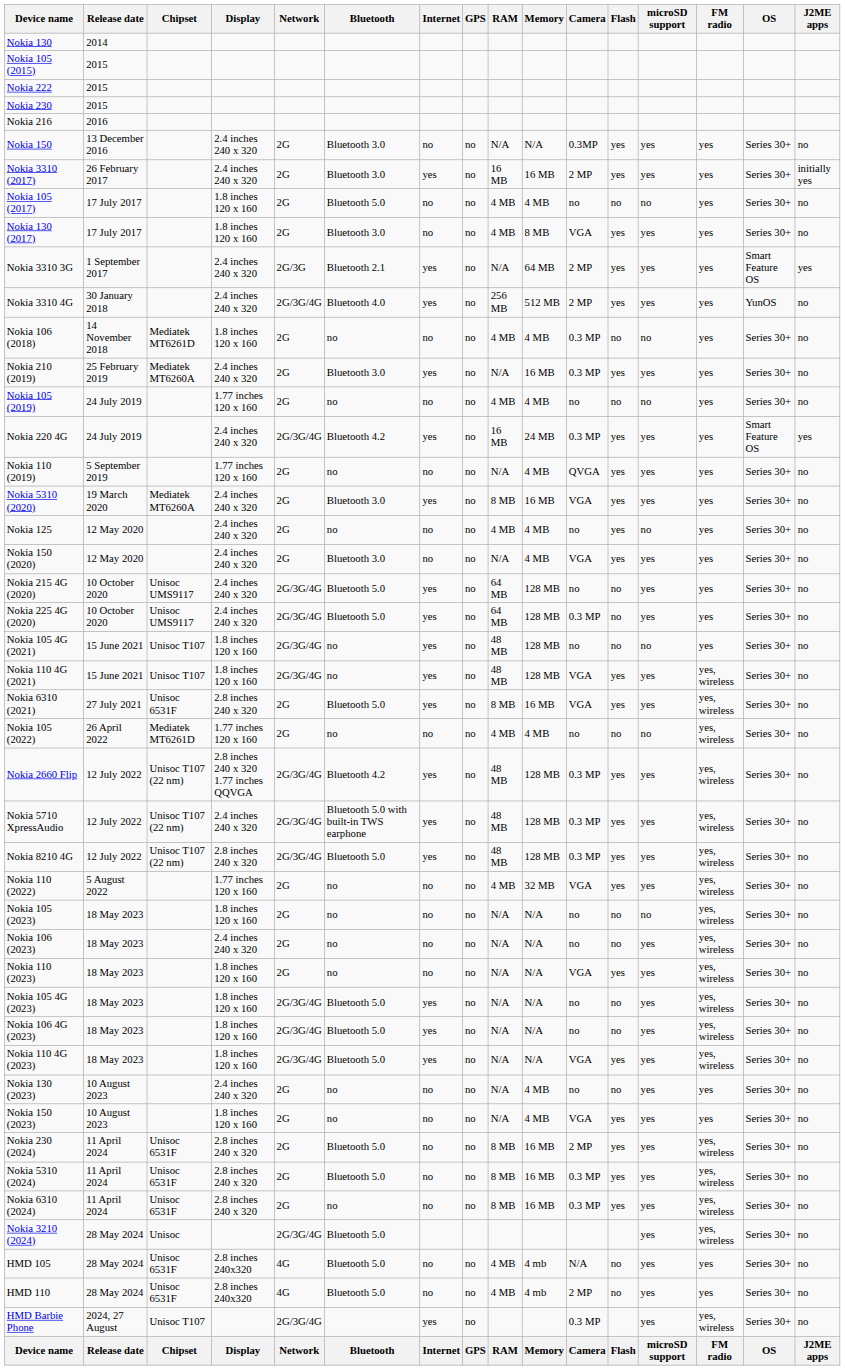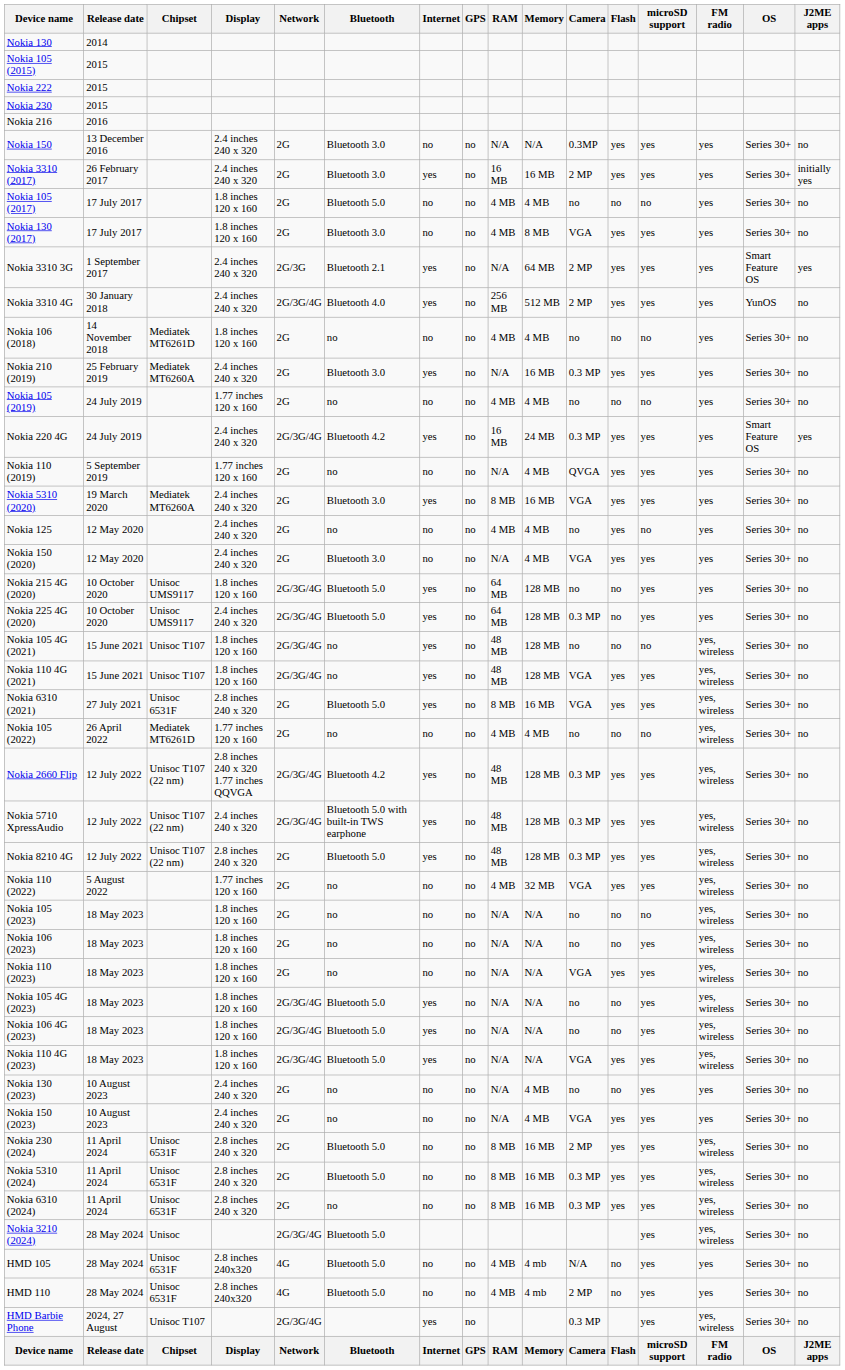(585, 337) 0.3 MP -> (574, 337) no
(236, 588) 2.4 inches 240 x 320 -> (236, 588) 1.8 inches 120 x 160
(706, 646) yes -> (716, 646) yes, wireless
(299, 856) 2G/3G/4G -> (283, 856) 2G
(236, 944) 2.4 inches 240 x 320 -> (236, 944) 1.8 inches 120 x 160
(236, 1118) 1.8 inches 120 x 160 -> (236, 1118) 2.4 inches 240 x 320
